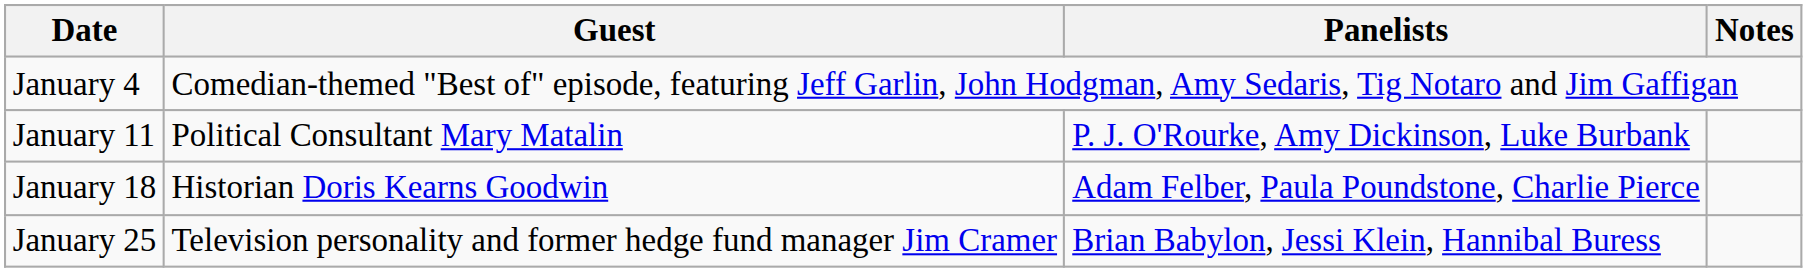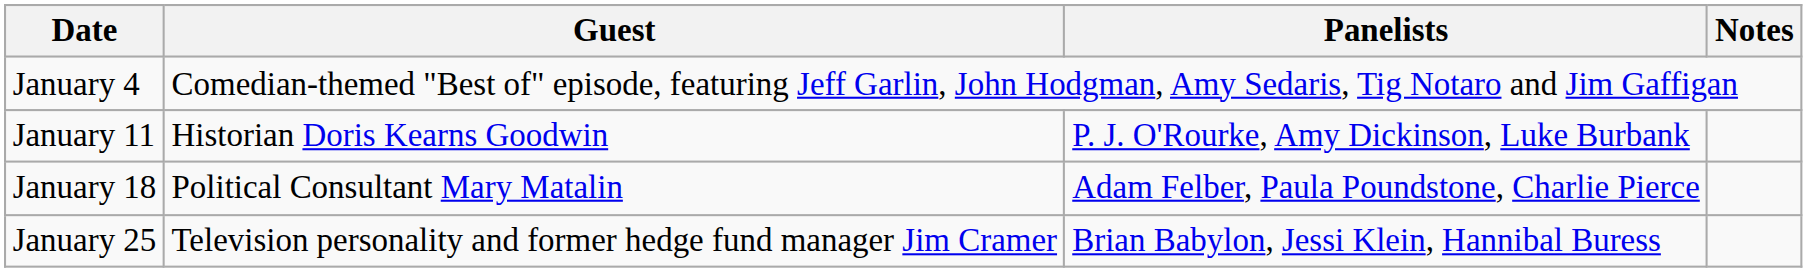(397, 135) Political Consultant Mary Matalin -> (390, 135) Historian Doris Kearns Goodwin
(390, 187) Historian Doris Kearns Goodwin -> (397, 187) Political Consultant Mary Matalin
